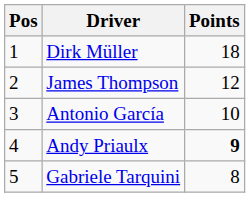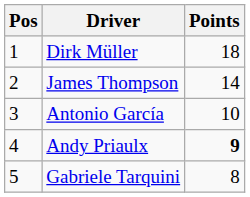(230, 83) 12 -> (230, 83) 14
